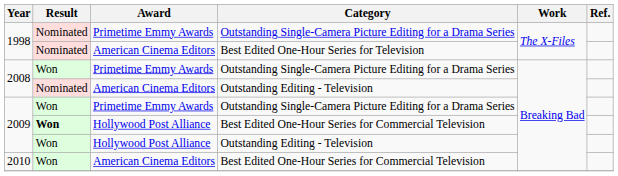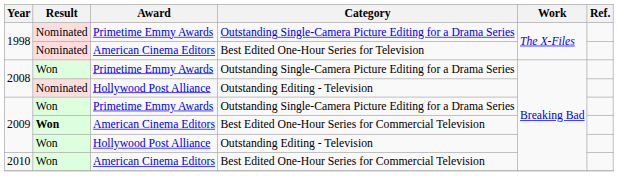(154, 87) American Cinema Editors -> (152, 87) Hollywood Post Alliance
(152, 124) Hollywood Post Alliance -> (154, 124) American Cinema Editors
